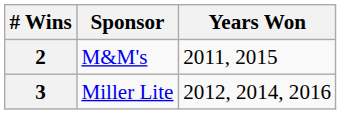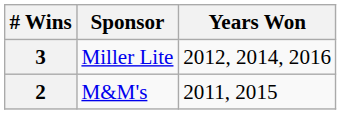rows swapped: (41, 91) <-> (41, 56)
